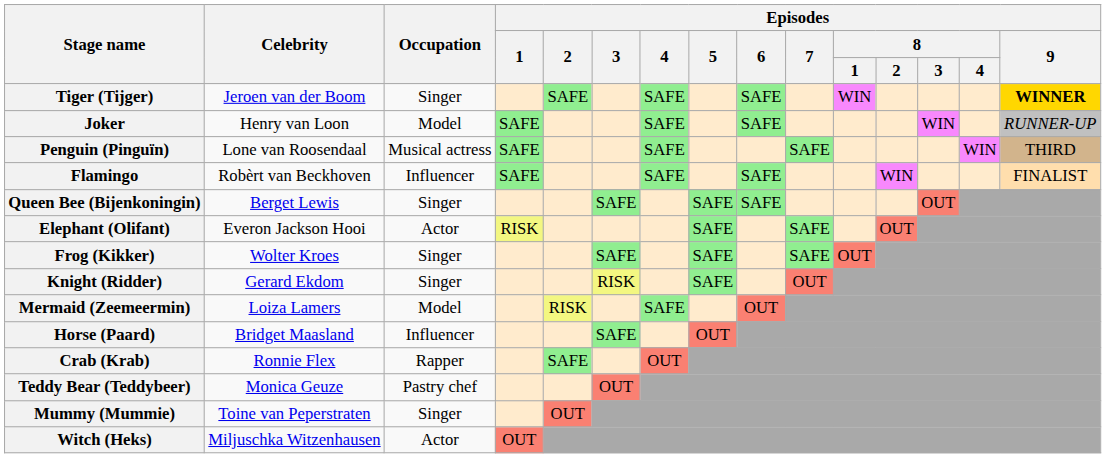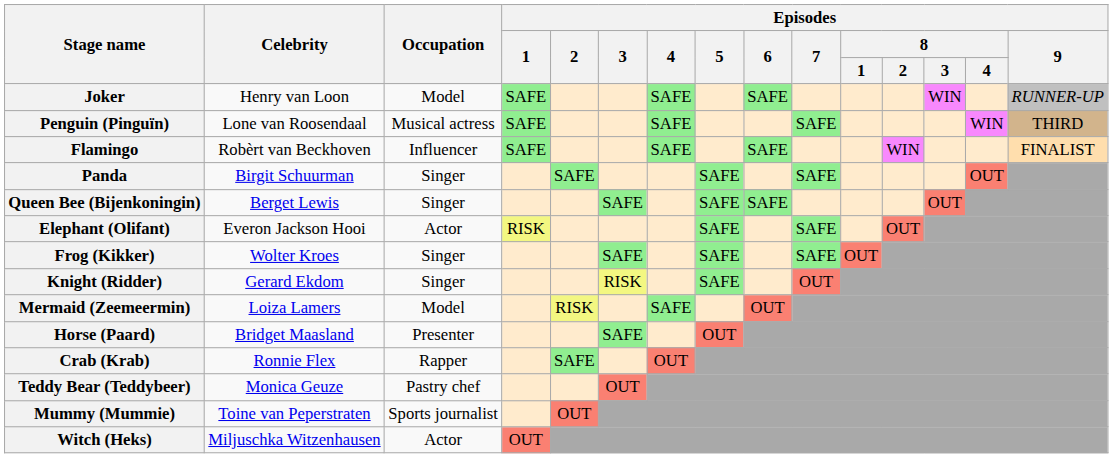- row: (104, 96)
+ row: (104, 176)
(440, 334) Influencer -> (443, 334) Presenter
(440, 413) Singer -> (443, 413) Sports journalist
